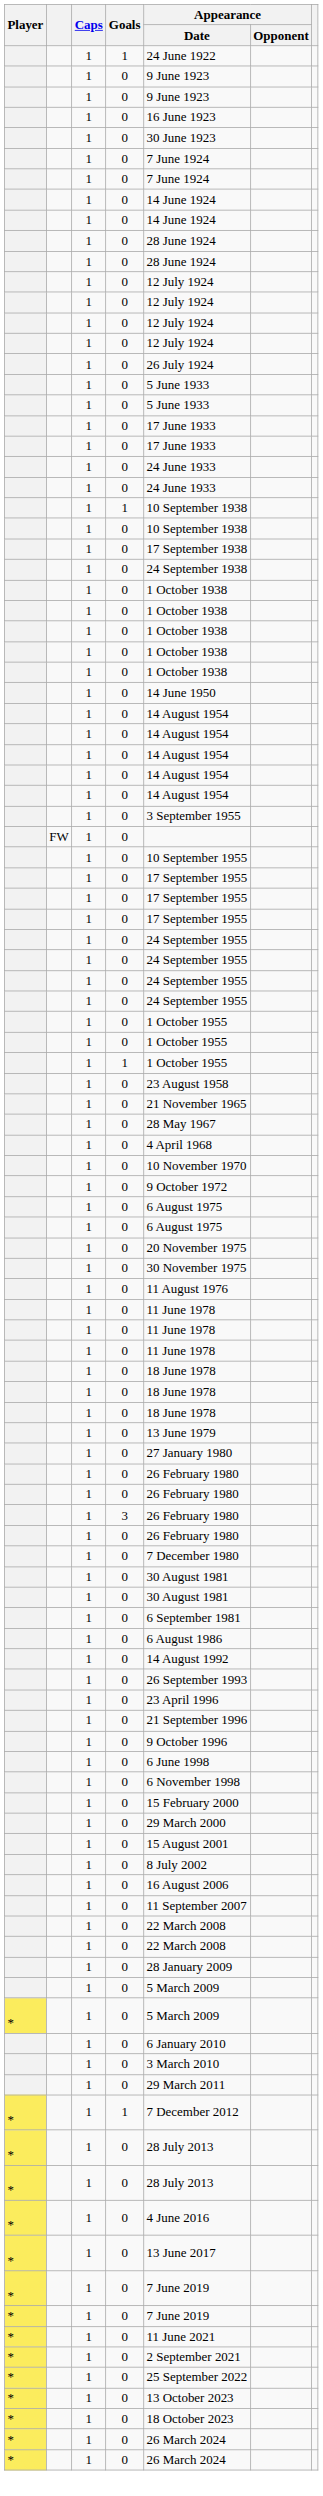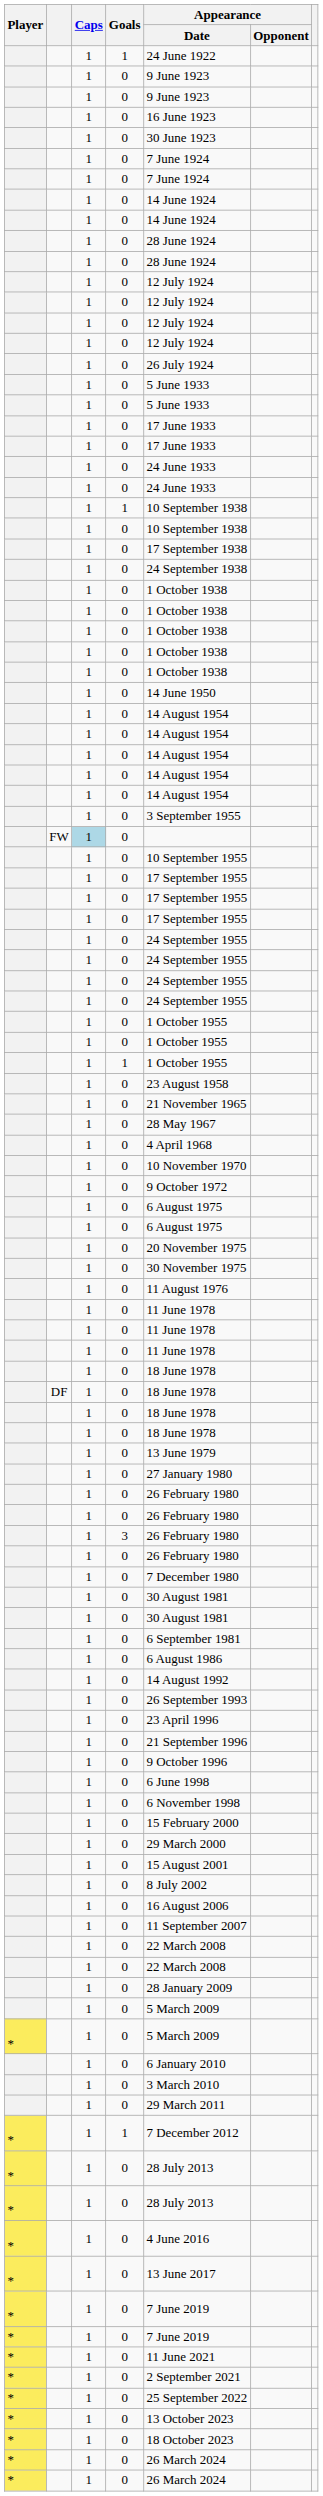(89, 836) no background -> (89, 836) lightblue background
+ row: (59, 1391)
